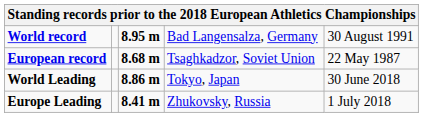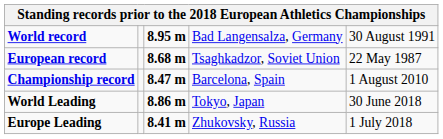+ row: (71, 79)
